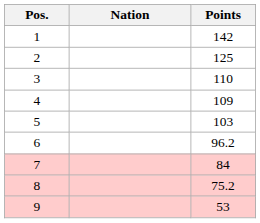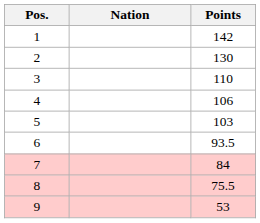(223, 57) 125 -> (223, 57) 130
(223, 100) 109 -> (223, 100) 106
(223, 143) 96.2 -> (223, 143) 93.5
(223, 185) 75.2 -> (223, 185) 75.5
